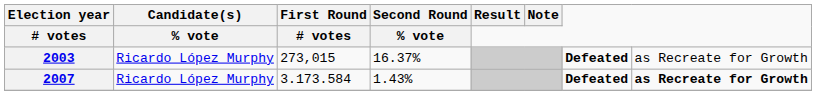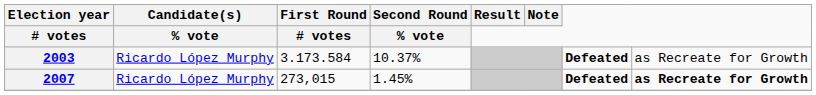(308, 58) 273,015 -> (316, 58) 3.173.584
(397, 58) 16.37% -> (397, 58) 10.37%
(316, 79) 3.173.584 -> (308, 79) 273,015
(393, 79) 1.43% -> (393, 79) 1.45%
